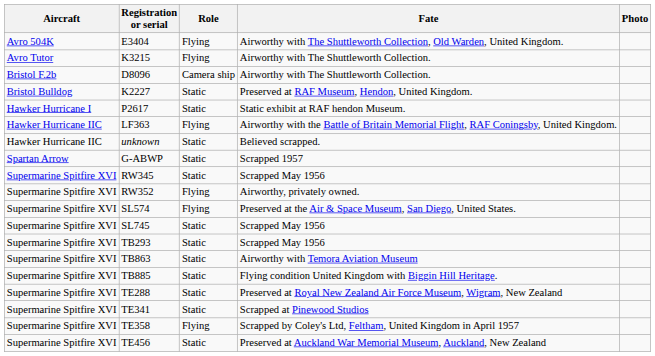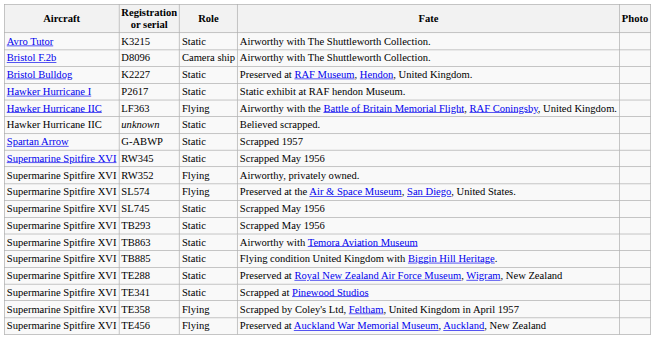- row: (135, 41)
(196, 58) Flying -> (194, 41) Static
(194, 342) Static -> (196, 326) Flying
